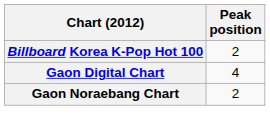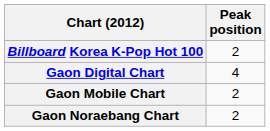+ row: (105, 94)
